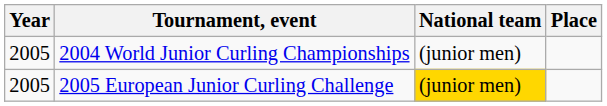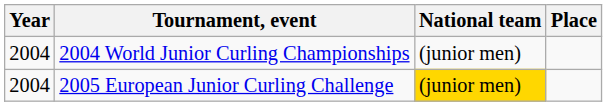(30, 52) 2005 -> (30, 52) 2004
(30, 85) 2005 -> (30, 85) 2004
